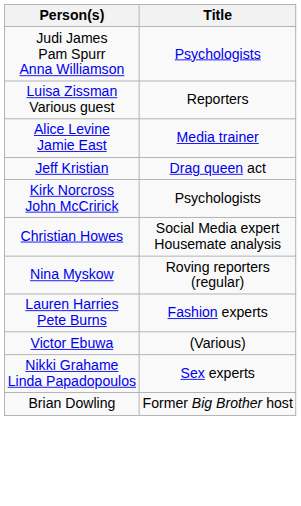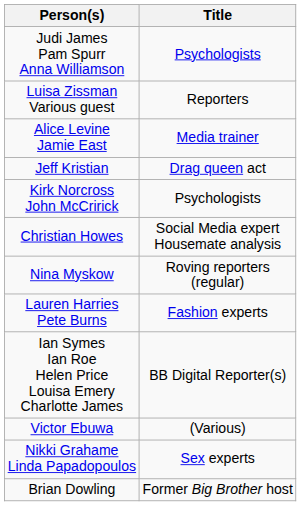+ row: (72, 375)
